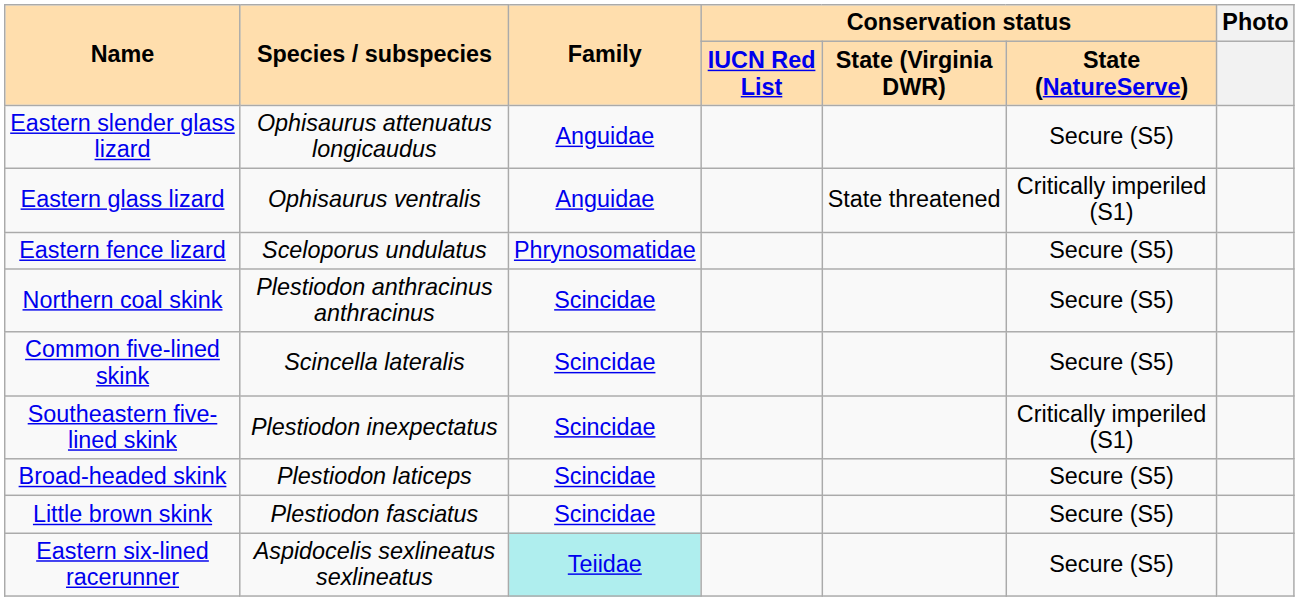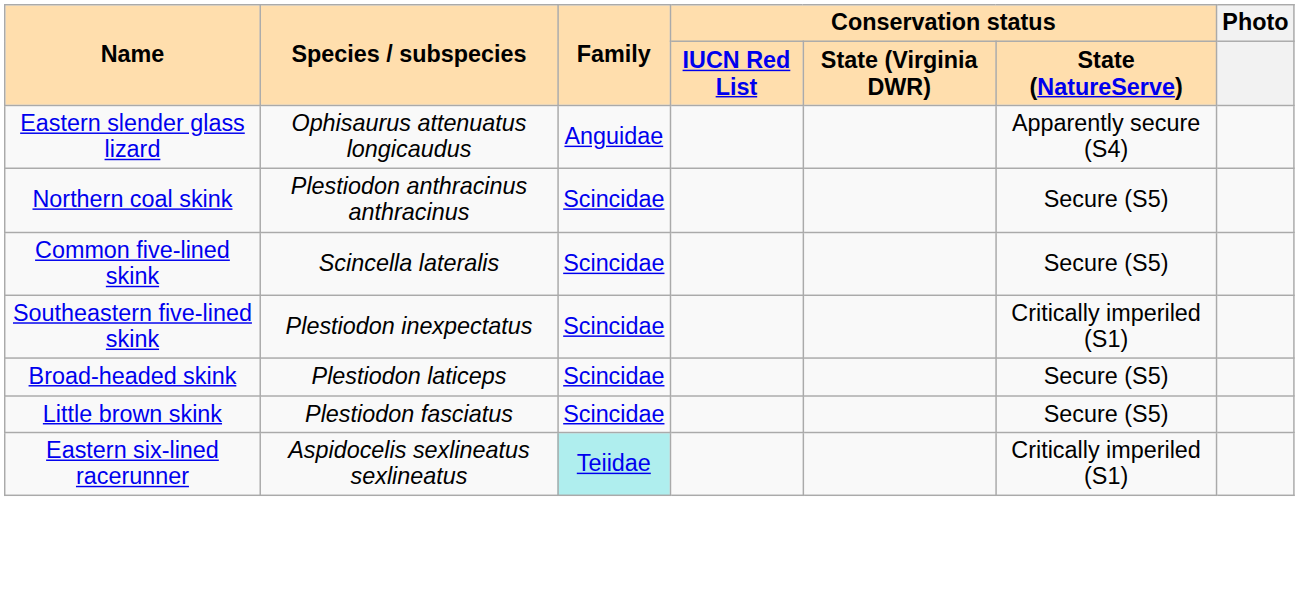(1112, 136) Secure (S5) -> (1106, 136) Apparently secure (S4)
- row: (123, 199)
- row: (123, 250)
(1112, 564) Secure (S5) -> (1106, 463) Critically imperiled (S1)
